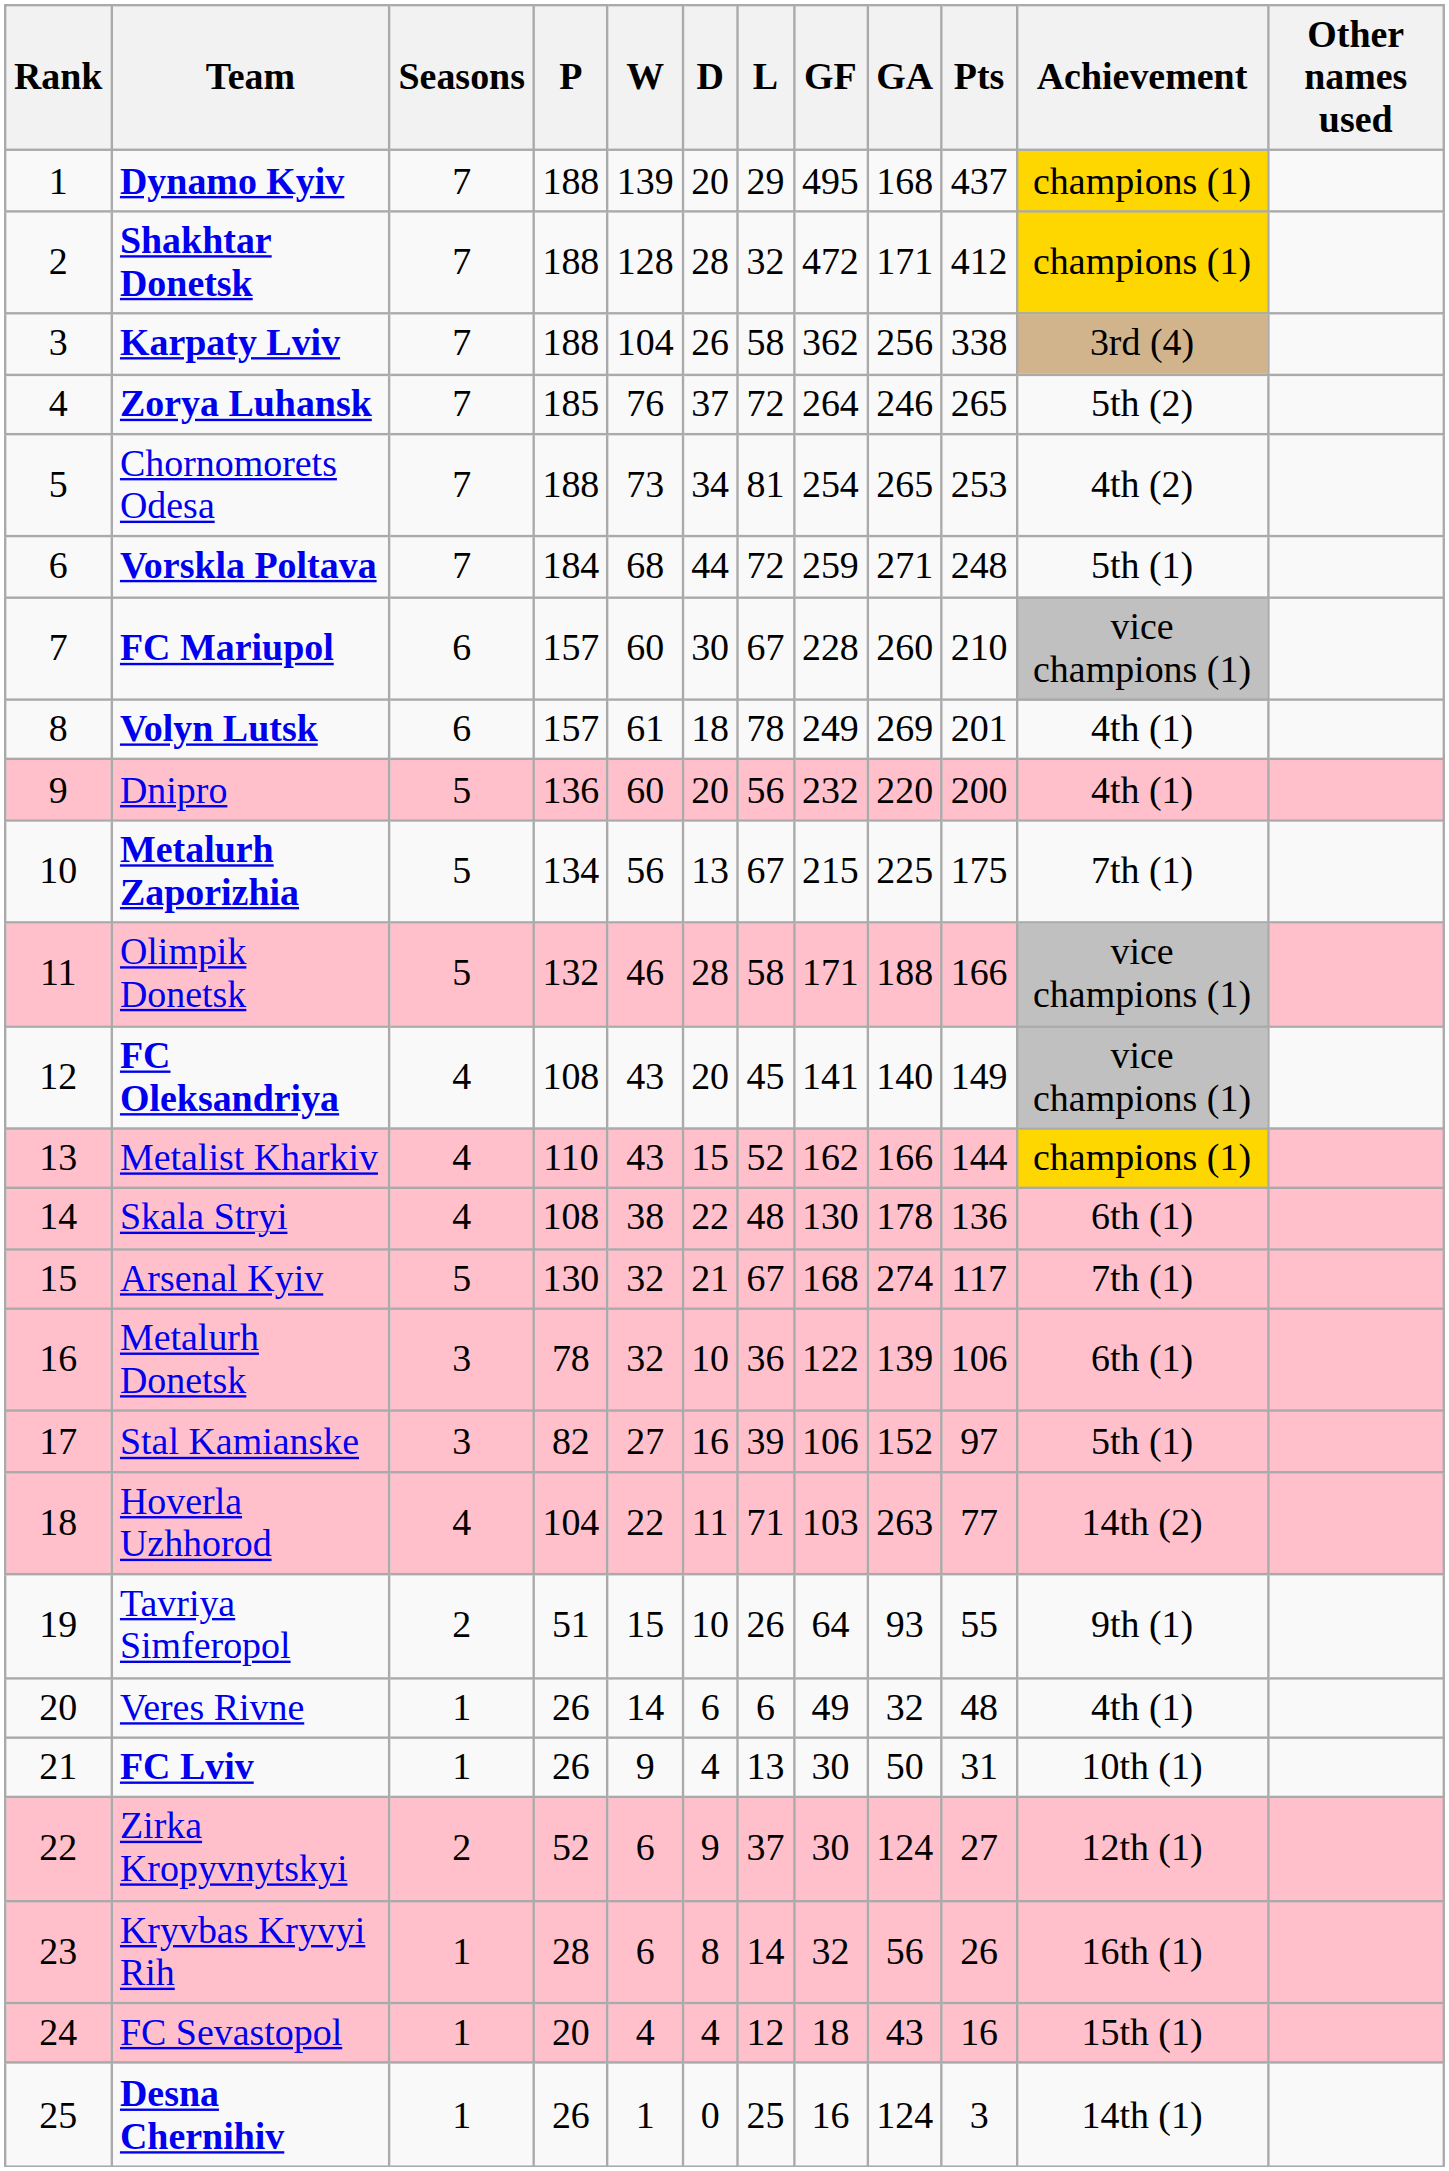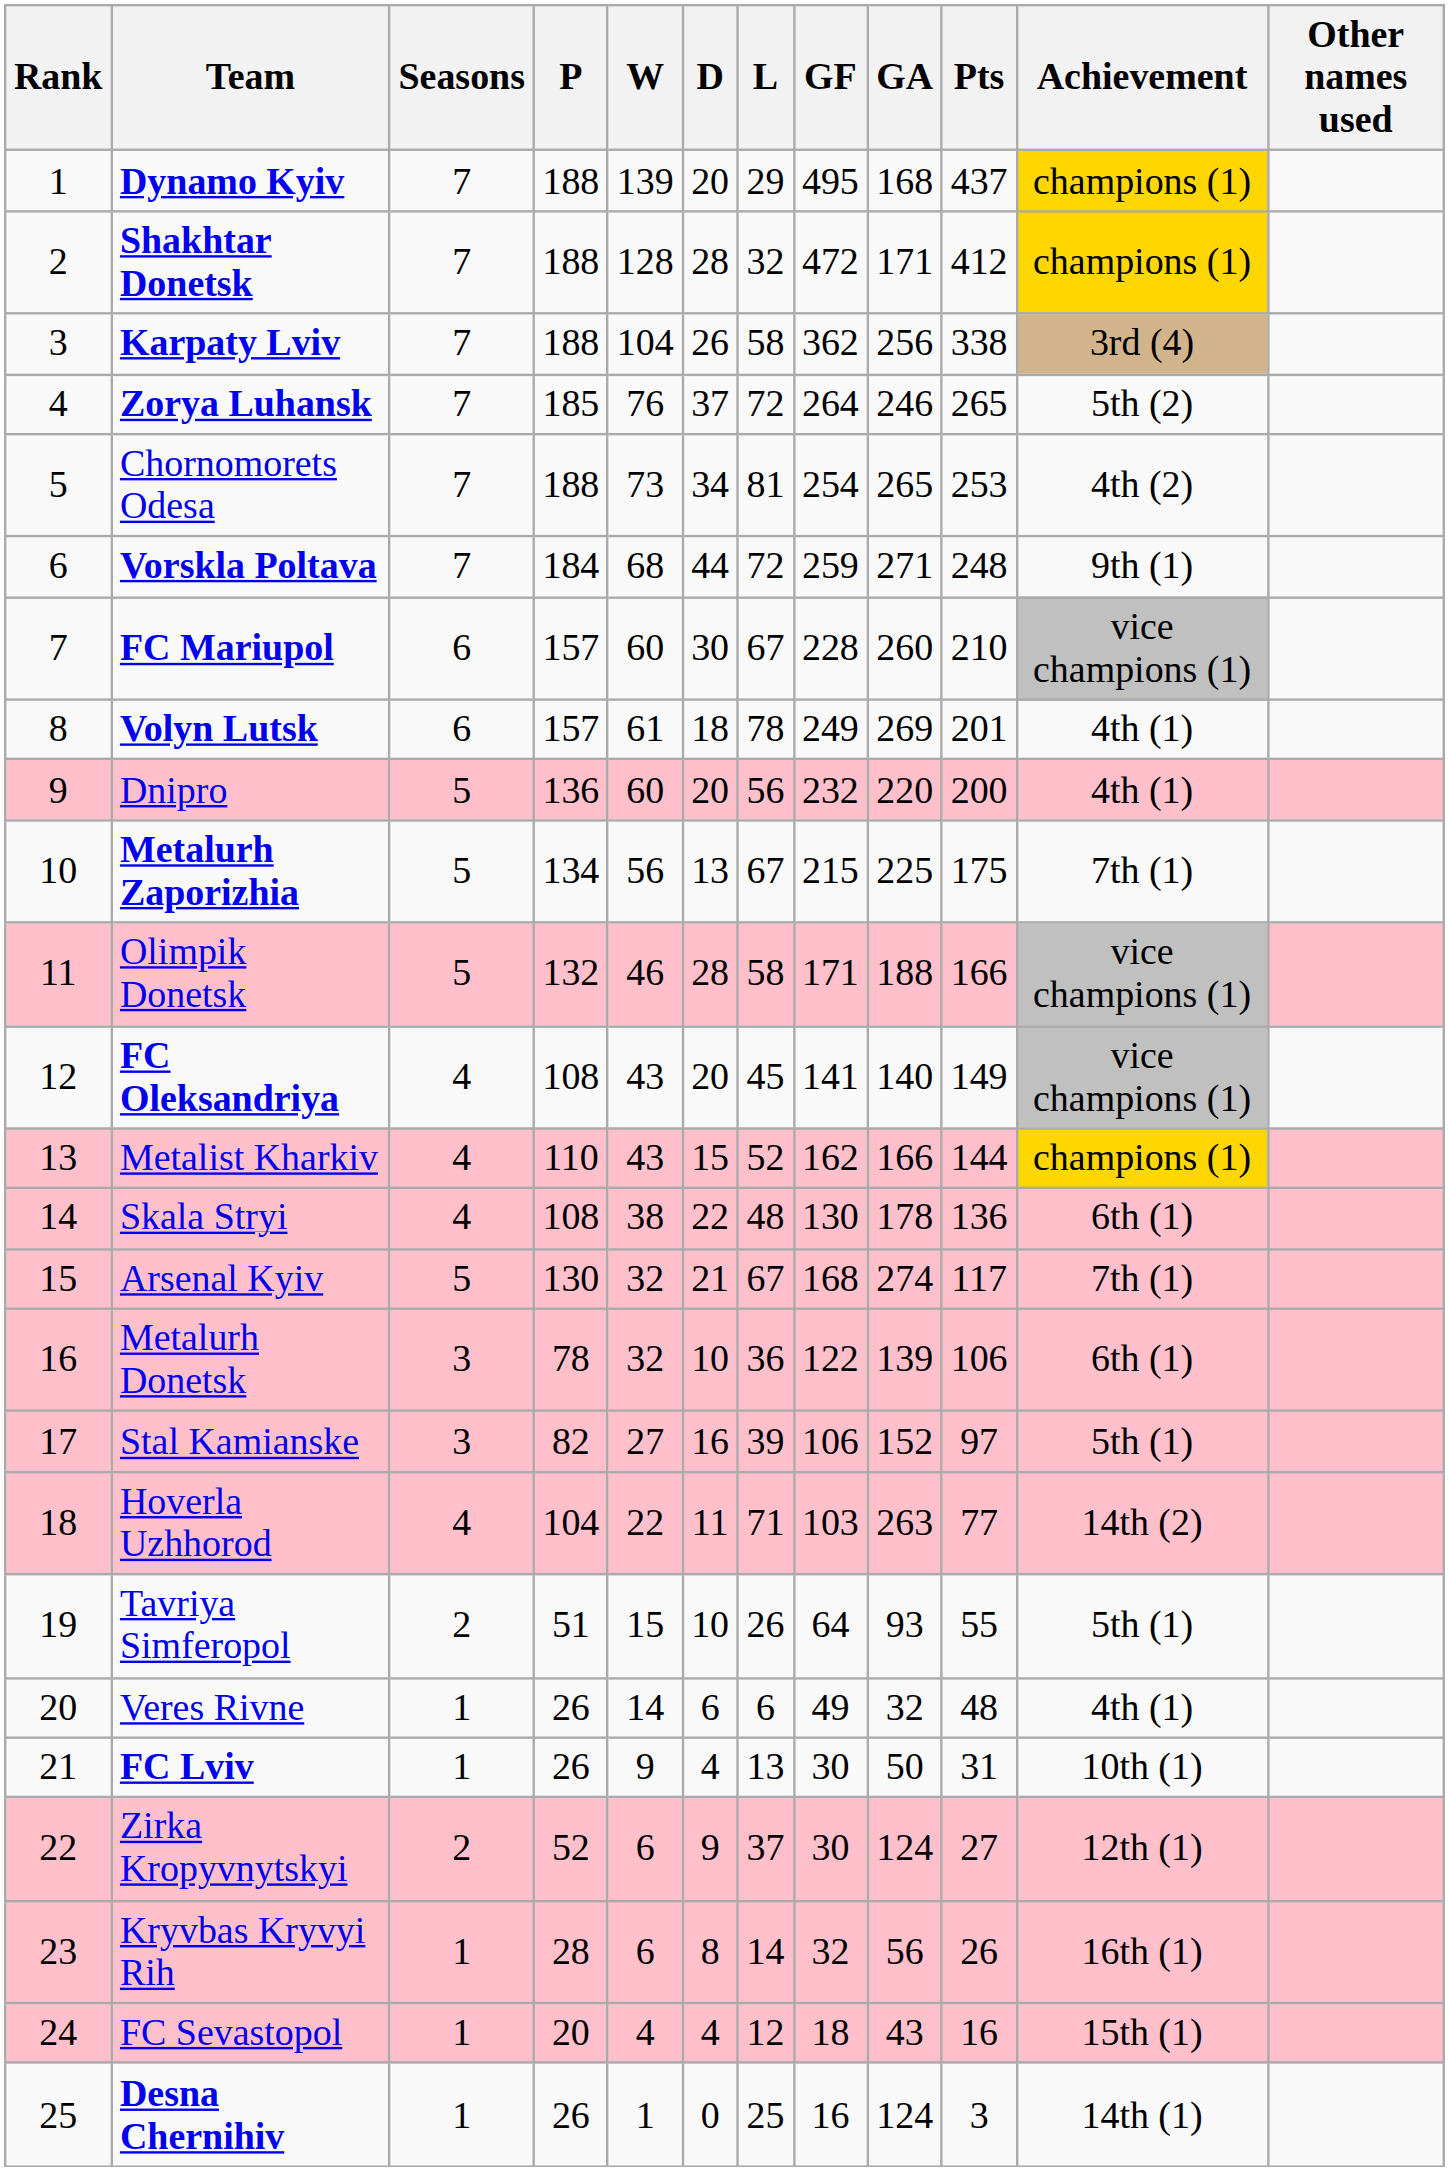(1142, 566) 5th (1) -> (1142, 566) 9th (1)
(1142, 1625) 9th (1) -> (1142, 1625) 5th (1)
